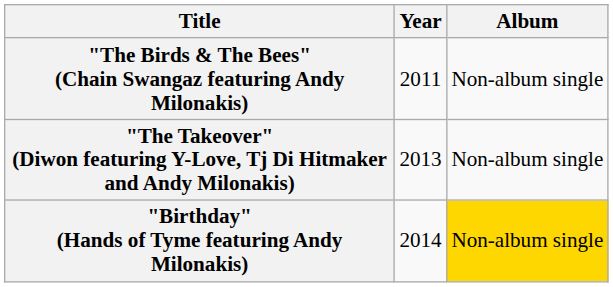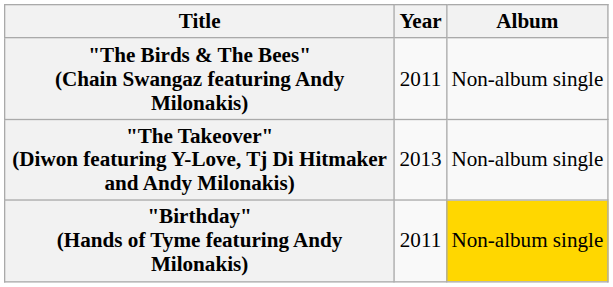(421, 240) 2014 -> (421, 240) 2011
